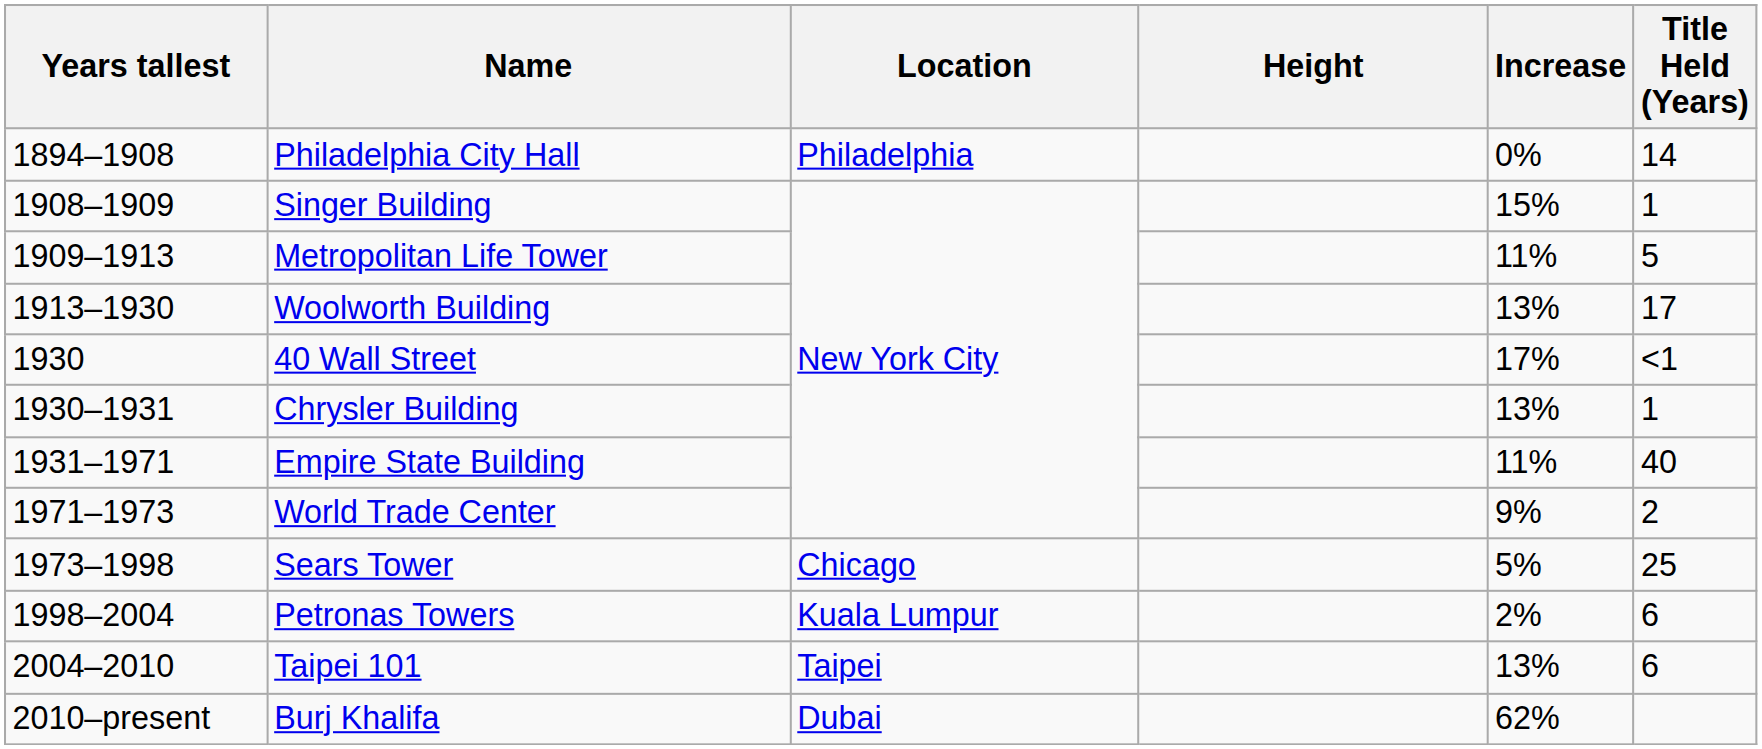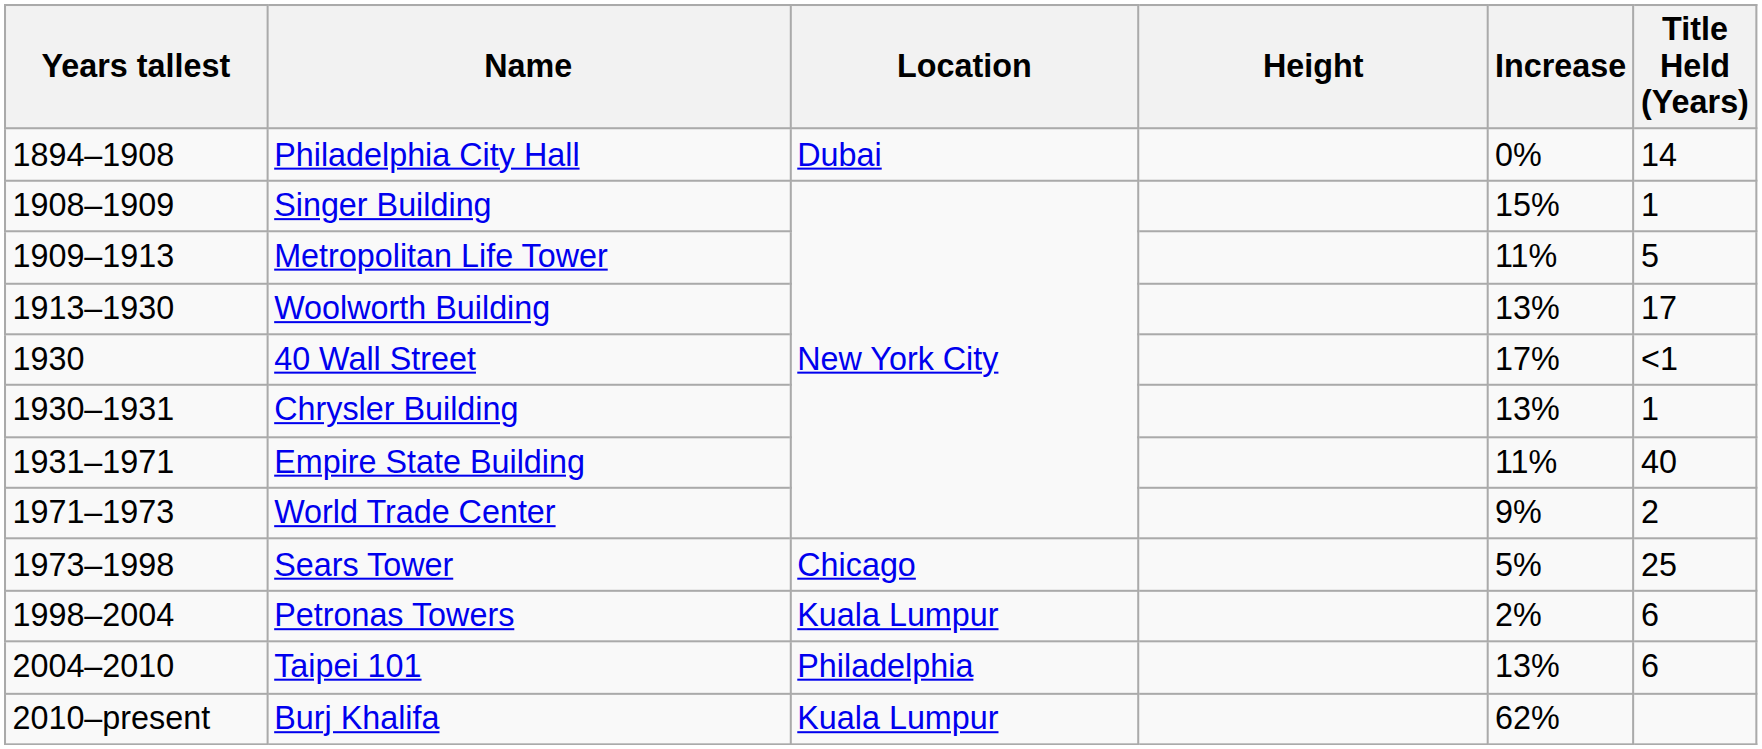(885, 154) Philadelphia -> (839, 154) Dubai
(839, 666) Taipei -> (885, 666) Philadelphia
(839, 717) Dubai -> (898, 717) Kuala Lumpur
